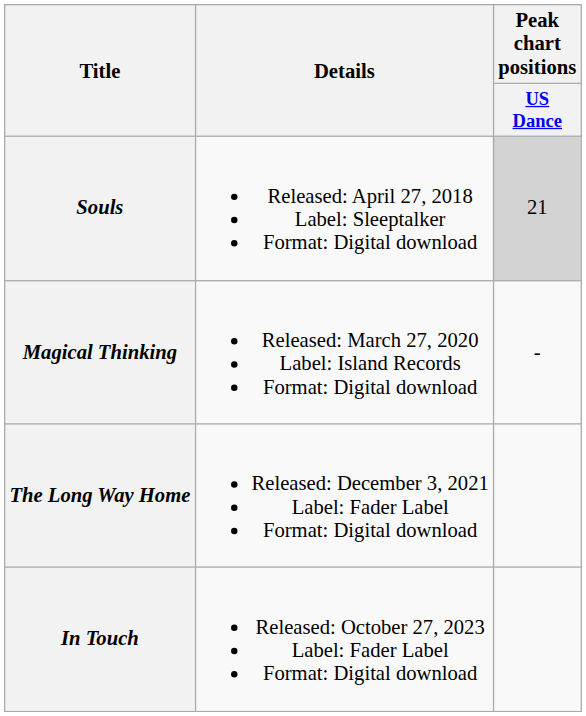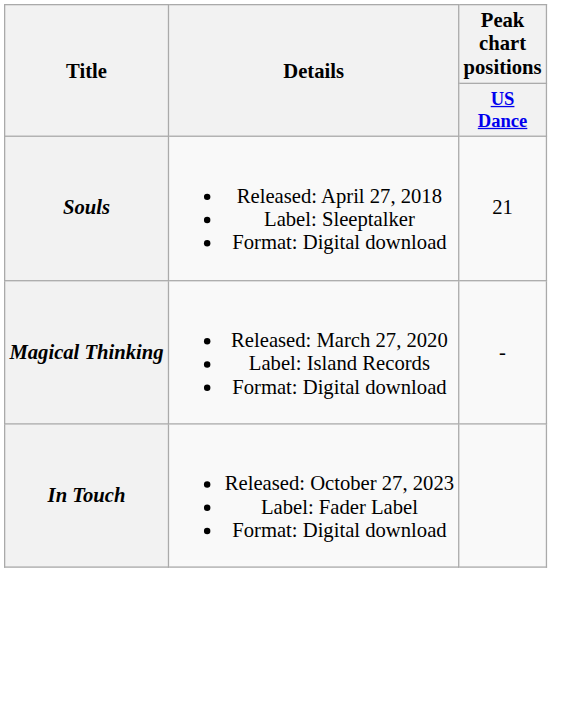(537, 208) lightgrey background -> (503, 208) no background
- row: (100, 495)
